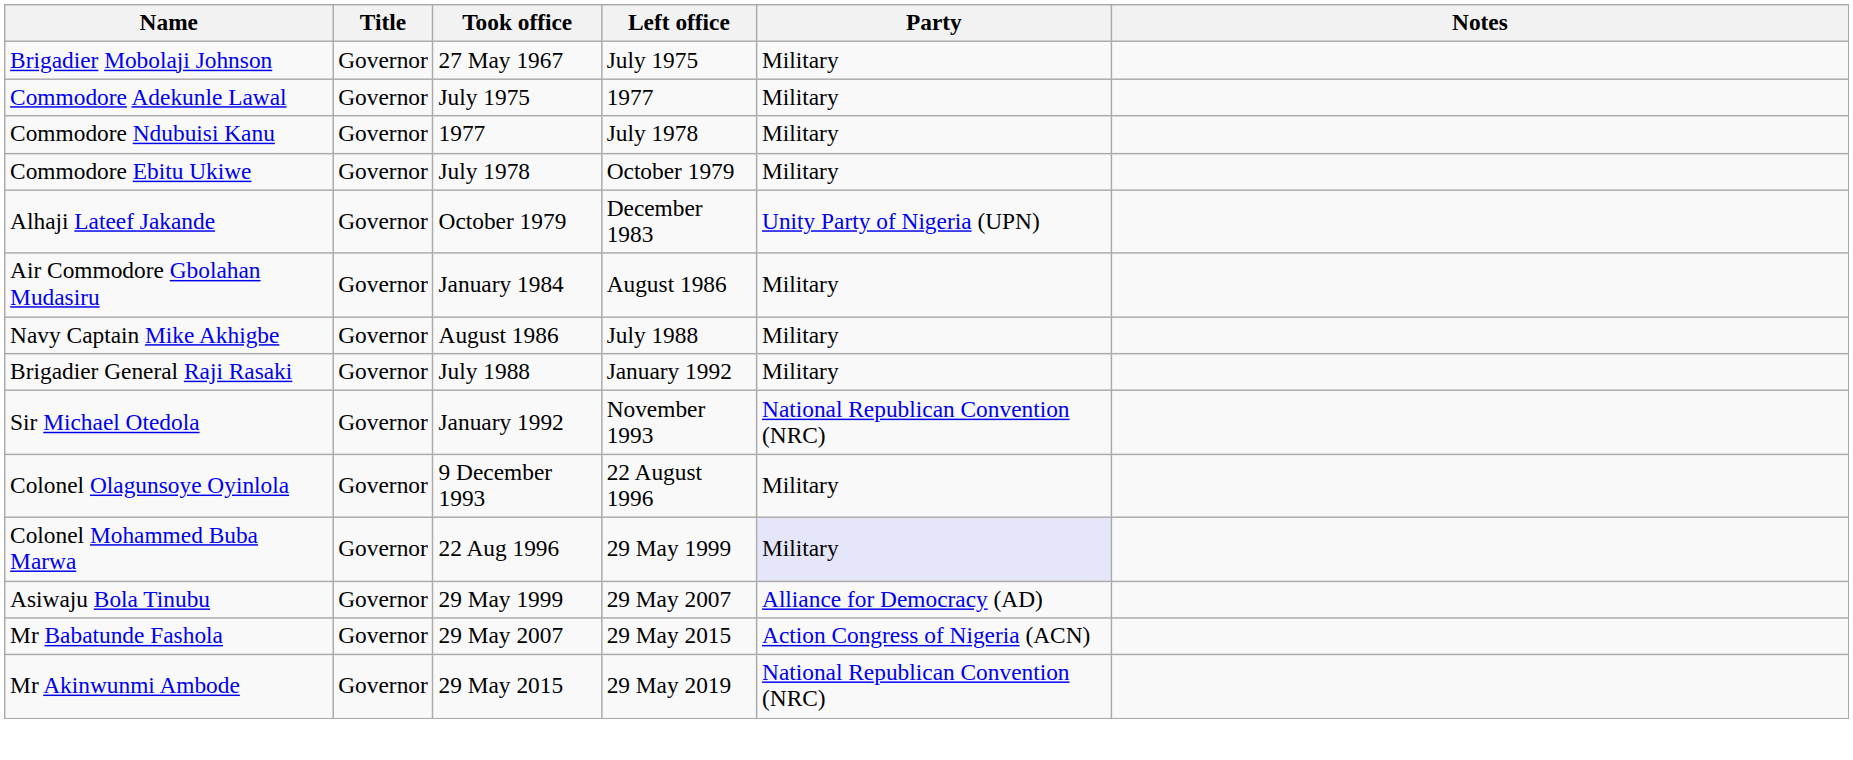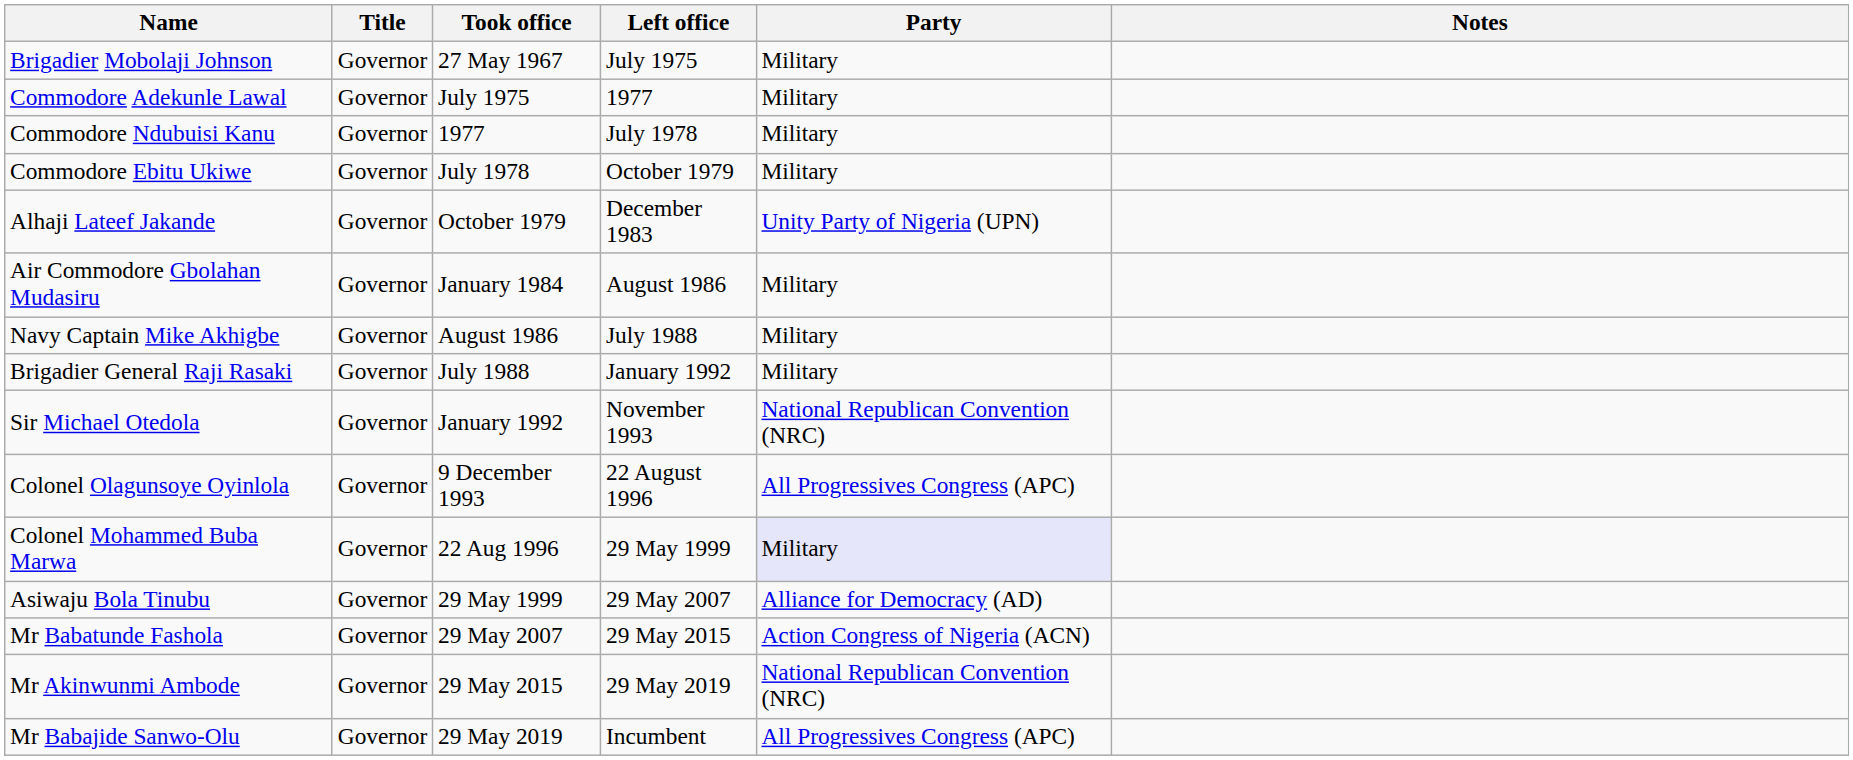(800, 485) Military -> (918, 485) All Progressives Congress (APC)
+ row: (125, 736)
